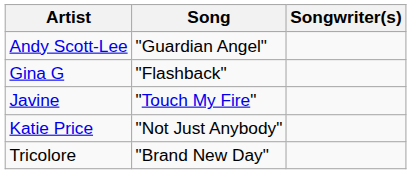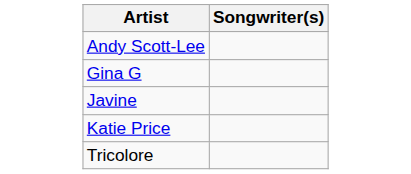- column: (209, 18)
